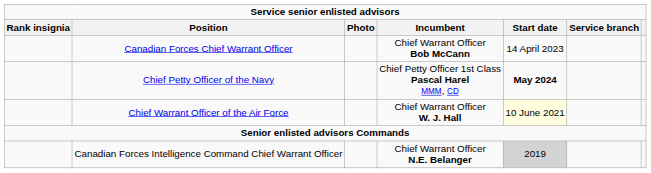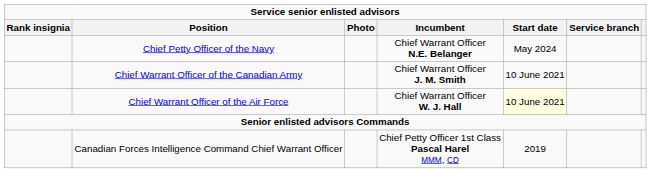- row: (208, 48)
(440, 80) Chief Petty Officer 1st Class Pascal Harel MMM, CD -> (440, 48) Chief Warrant Officer N.E. Belanger
(535, 80) bold -> (535, 48) normal
+ row: (209, 75)
(440, 154) Chief Warrant Officer N.E. Belanger -> (440, 149) Chief Petty Officer 1st Class Pascal Harel MMM, CD
(535, 154) lightgrey background -> (535, 149) no background
